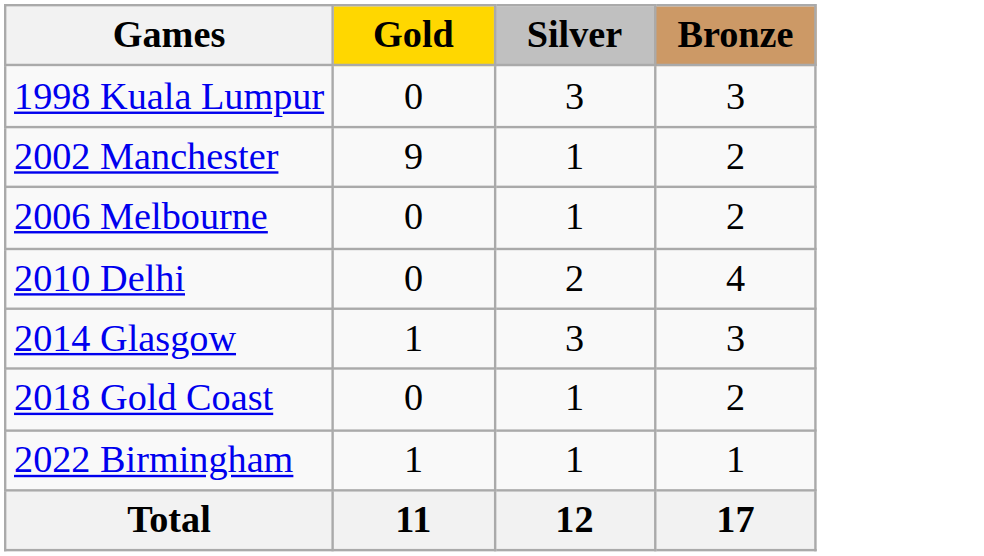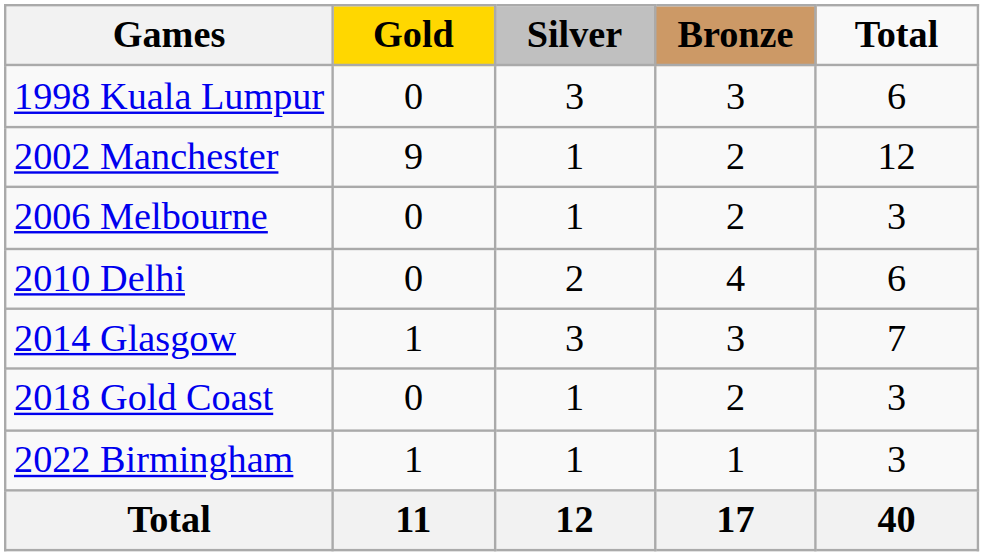+ column: (896, 34)
